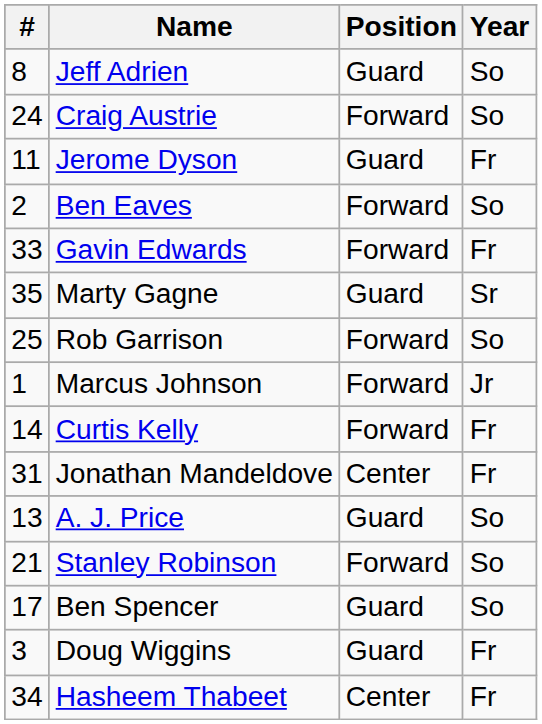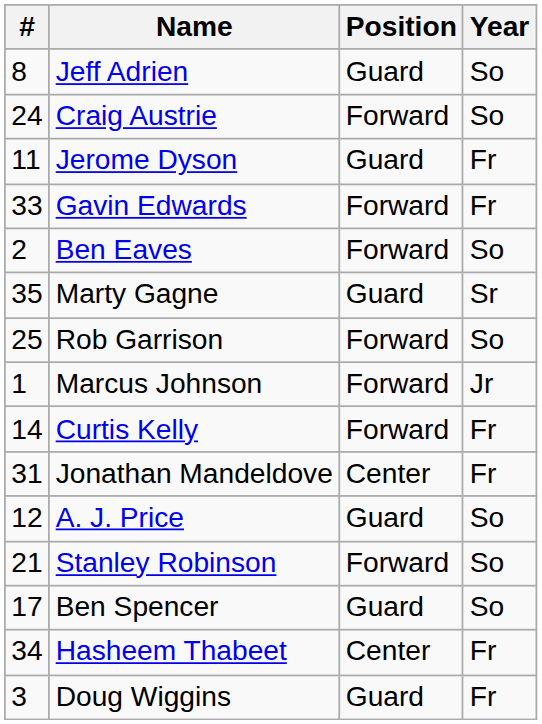rows swapped: (124, 205) <-> (151, 250)
(27, 518) 13 -> (27, 518) 12
rows swapped: (171, 696) <-> (143, 652)
